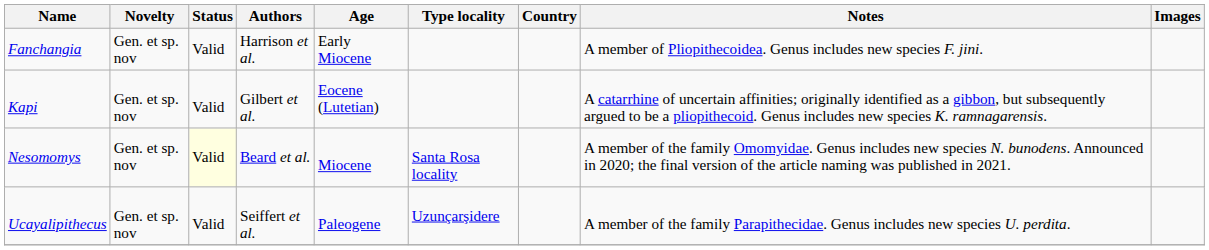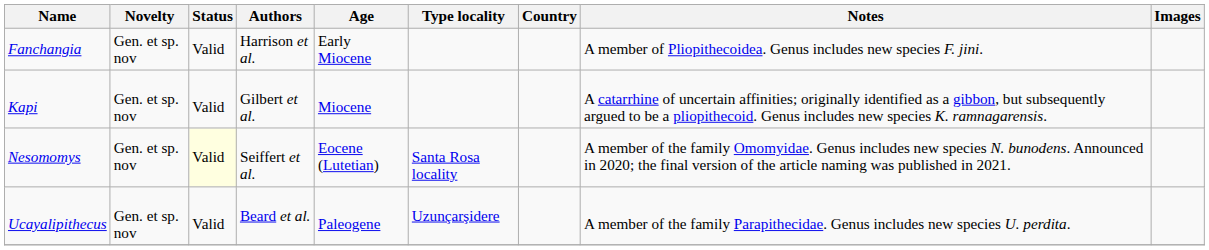(348, 98) Eocene (Lutetian) -> (345, 107) Miocene
(275, 157) Beard et al. -> (270, 165) Seiffert et al.
(345, 165) Miocene -> (348, 157) Eocene (Lutetian)
(270, 224) Seiffert et al. -> (275, 215) Beard et al.
